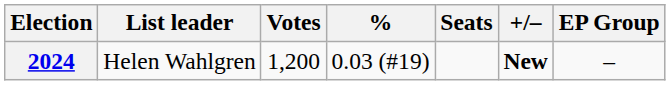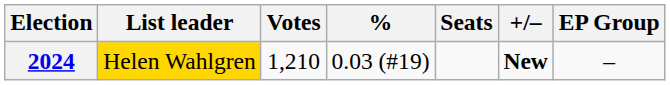(180, 60) no background -> (180, 60) gold background
(294, 60) 1,200 -> (294, 60) 1,210
